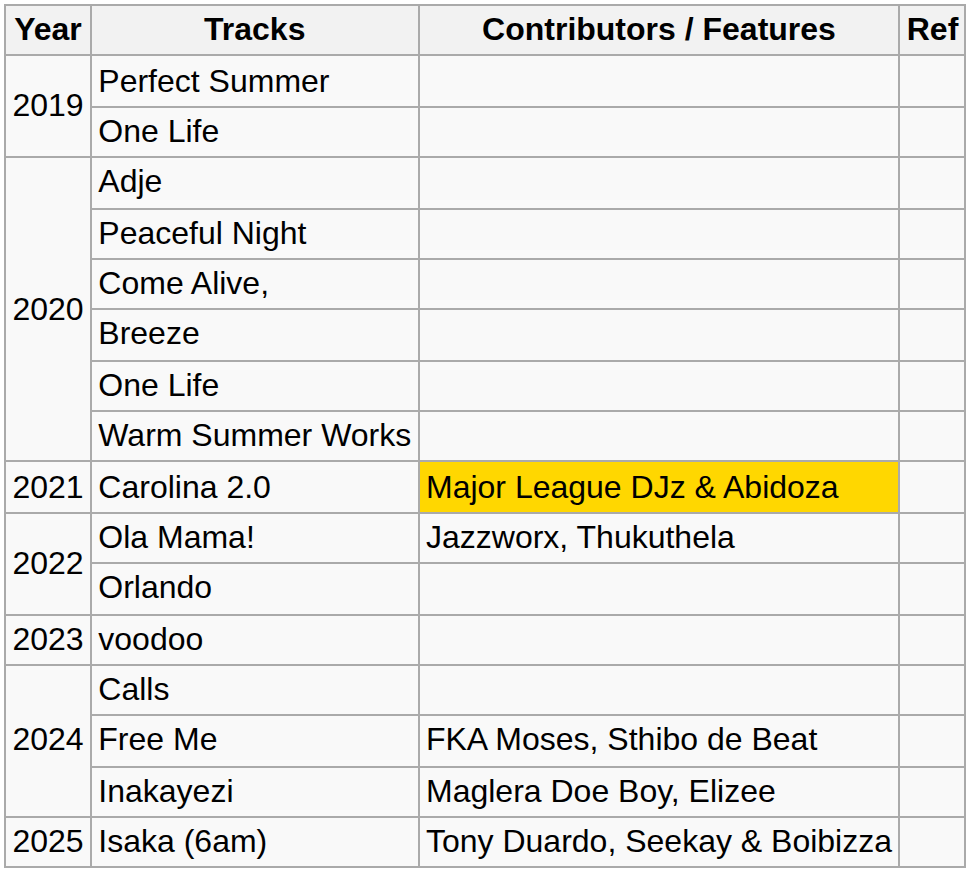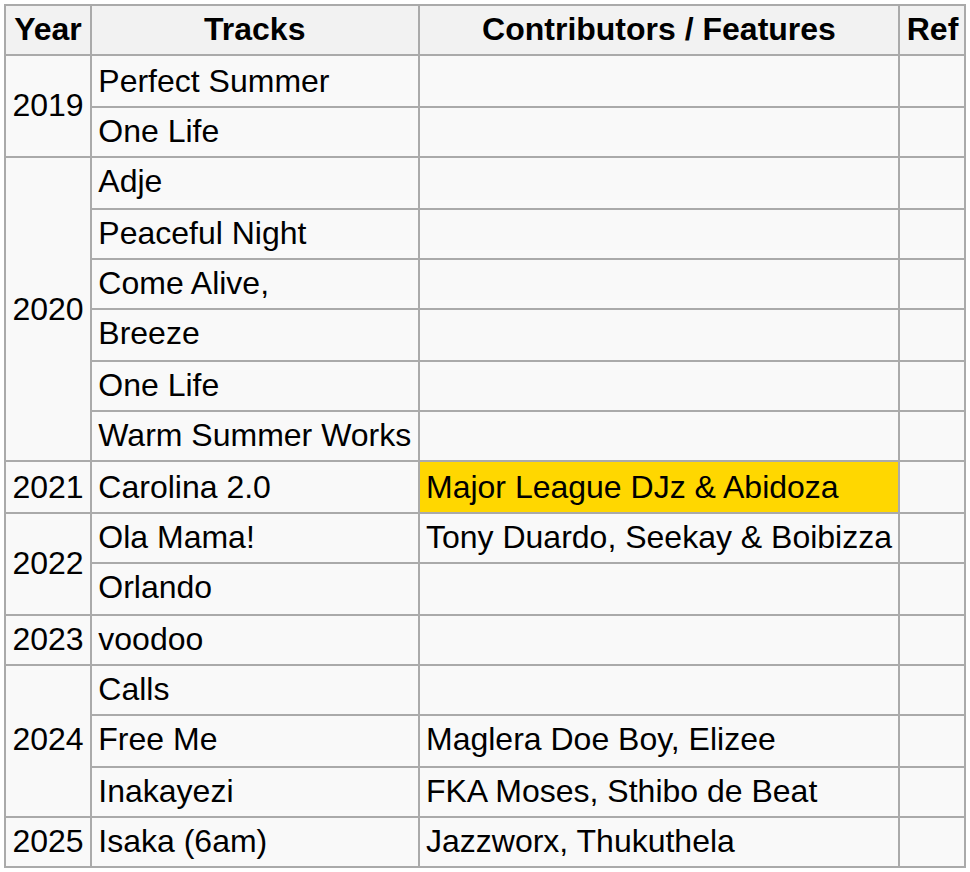(580, 537) Jazzworx, Thukuthela -> (659, 537) Tony Duardo, Seekay & Boibizza
(622, 740) FKA Moses, Sthibo de Beat -> (601, 740) Maglera Doe Boy, Elizee
(601, 791) Maglera Doe Boy, Elizee -> (622, 791) FKA Moses, Sthibo de Beat
(659, 841) Tony Duardo, Seekay & Boibizza -> (580, 841) Jazzworx, Thukuthela
